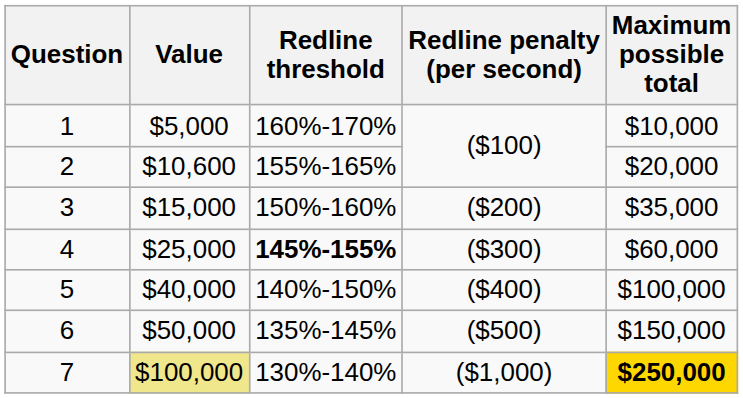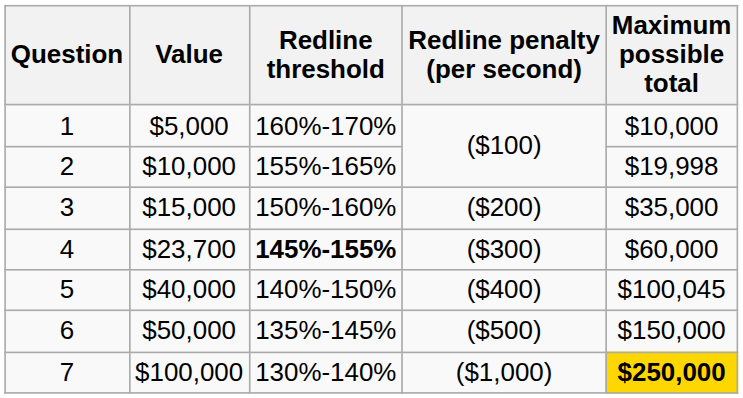(189, 166) $10,600 -> (189, 166) $10,000
(672, 166) $20,000 -> (672, 166) $19,998
(189, 248) $25,000 -> (189, 248) $23,700
(672, 289) $100,000 -> (672, 289) $100,045
(189, 372) khaki background -> (189, 372) no background
